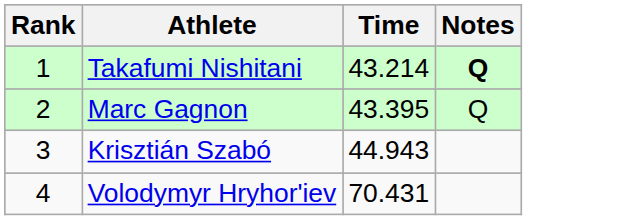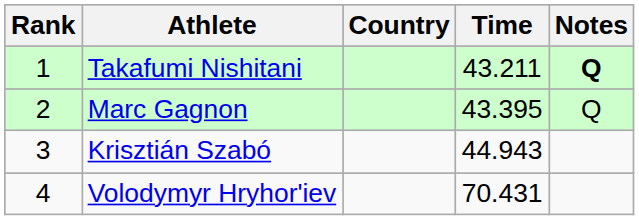+ column: (399, 25)
(389, 67) 43.214 -> (502, 67) 43.211
